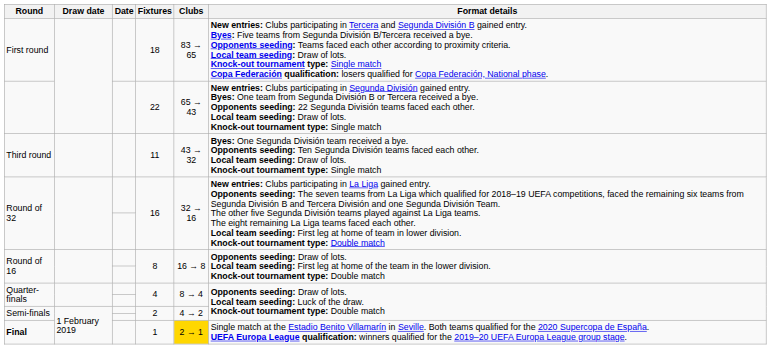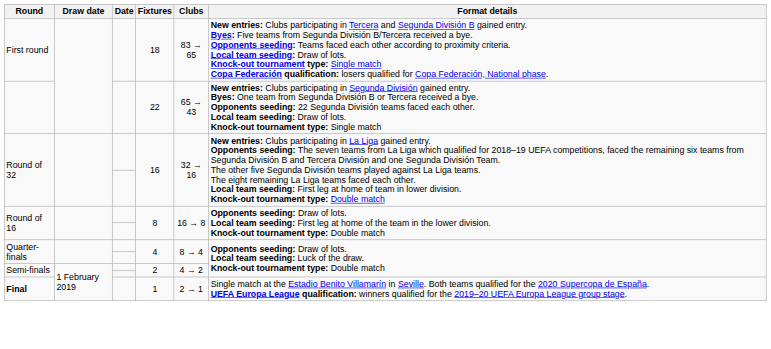- row: (29, 156)
(191, 332) gold background -> (191, 289) no background
